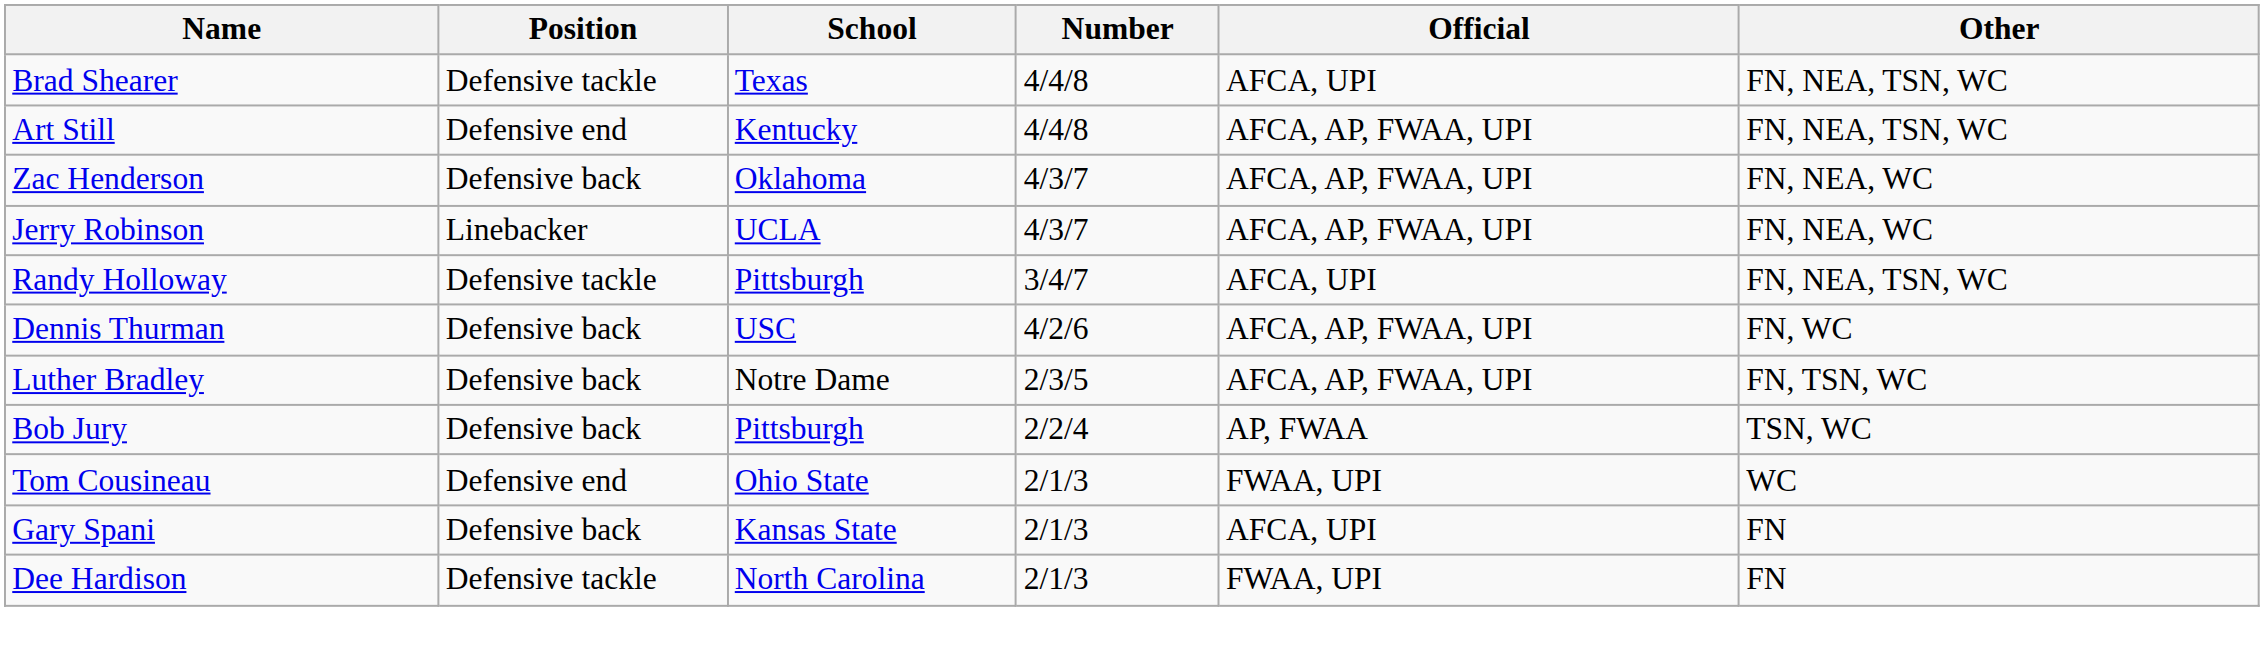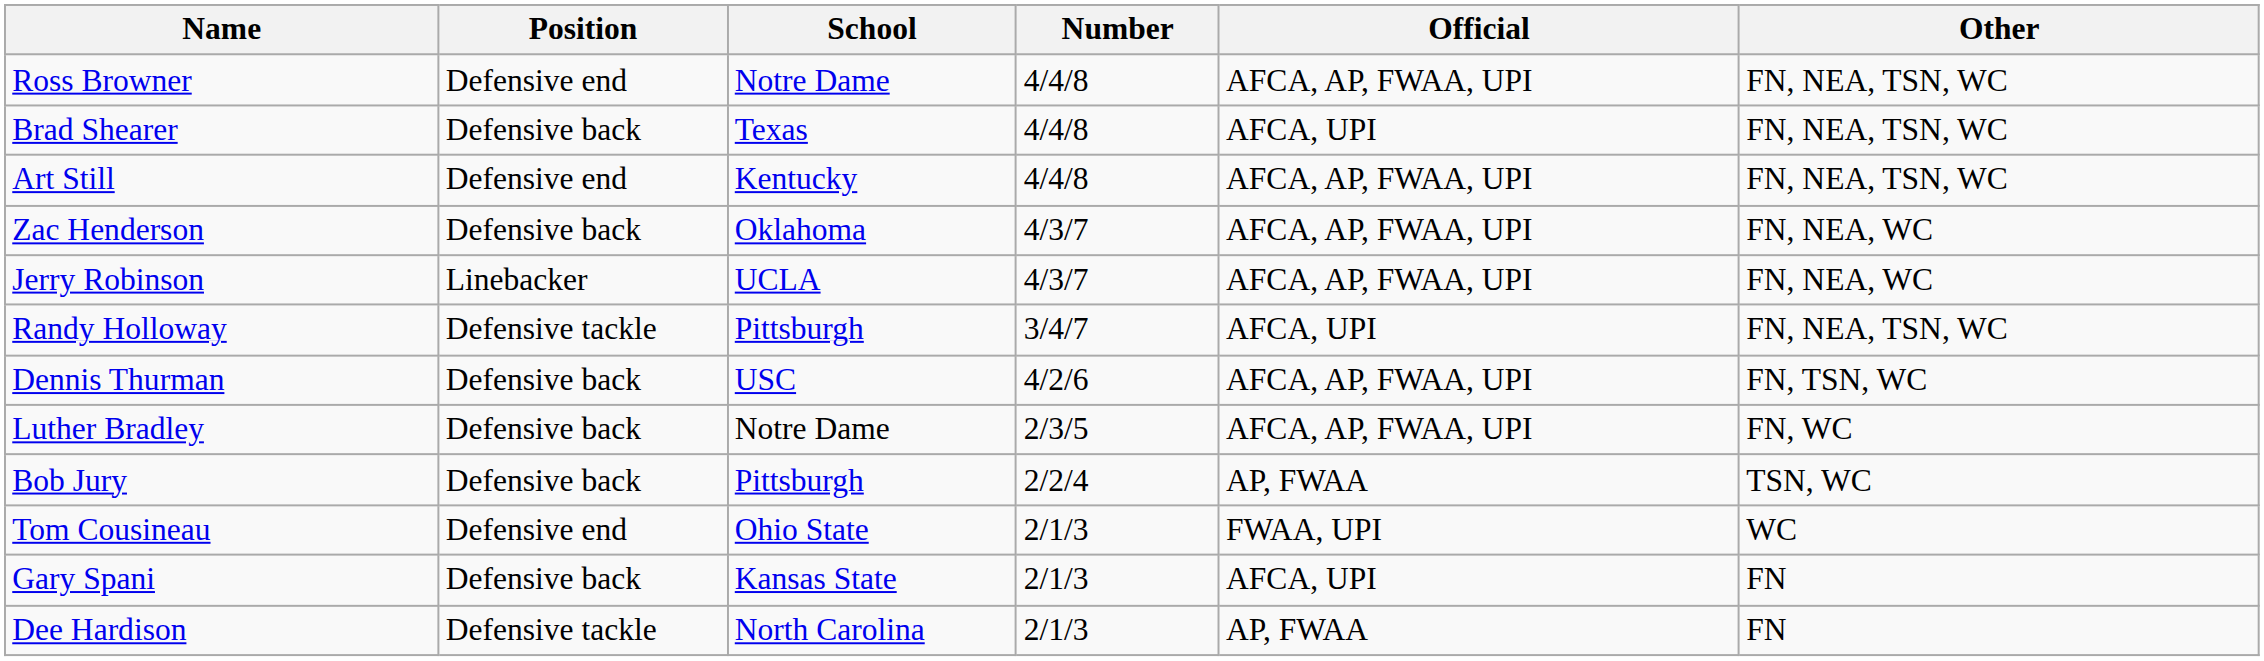+ row: (102, 79)
(551, 79) Defensive tackle -> (543, 129) Defensive back
(1799, 329) FN, WC -> (1837, 379) FN, TSN, WC
(1837, 379) FN, TSN, WC -> (1799, 429) FN, WC
(1304, 579) FWAA, UPI -> (1297, 629) AP, FWAA
